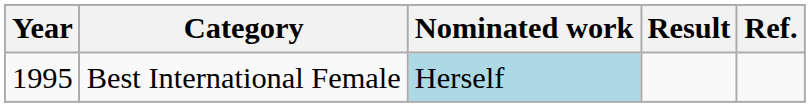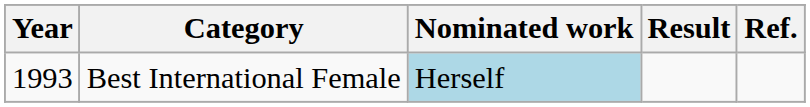(42, 76) 1995 -> (42, 76) 1993
